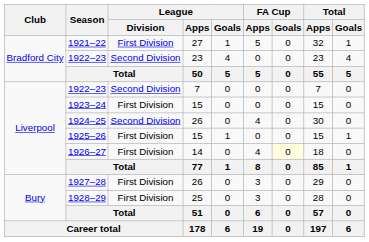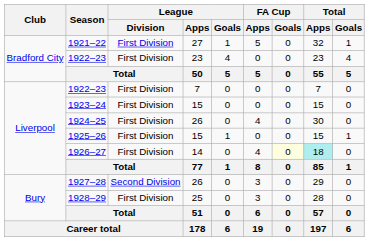(146, 58) Second Division -> (146, 58) First Division
(146, 89) Second Division -> (146, 89) First Division
(146, 120) Second Division -> (146, 120) First Division
(318, 151) no background -> (318, 151) paleturquoise background
(146, 182) First Division -> (146, 182) Second Division
